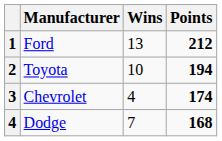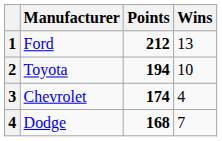columns swapped: (145, 17) <-> (191, 17)
